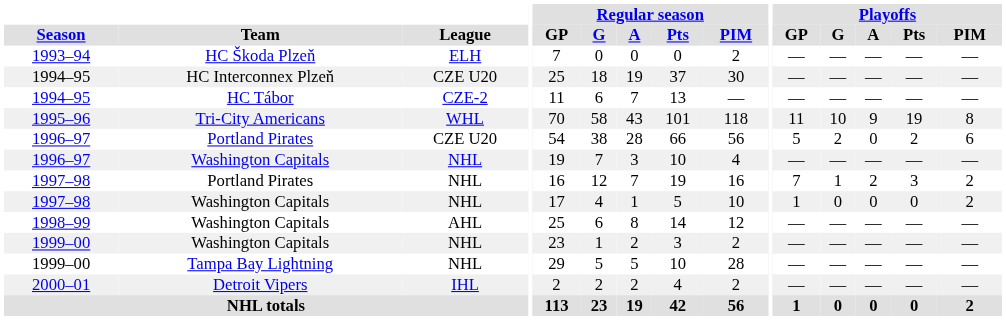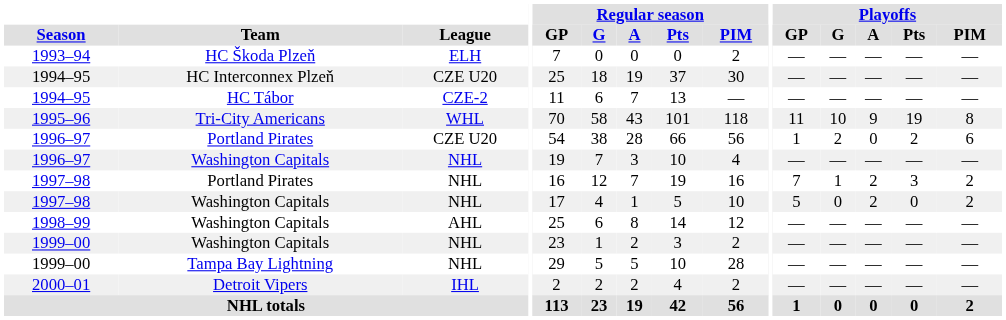(796, 139) 5 -> (796, 139) 1
(796, 201) 1 -> (796, 201) 5
(873, 201) 0 -> (873, 201) 2
